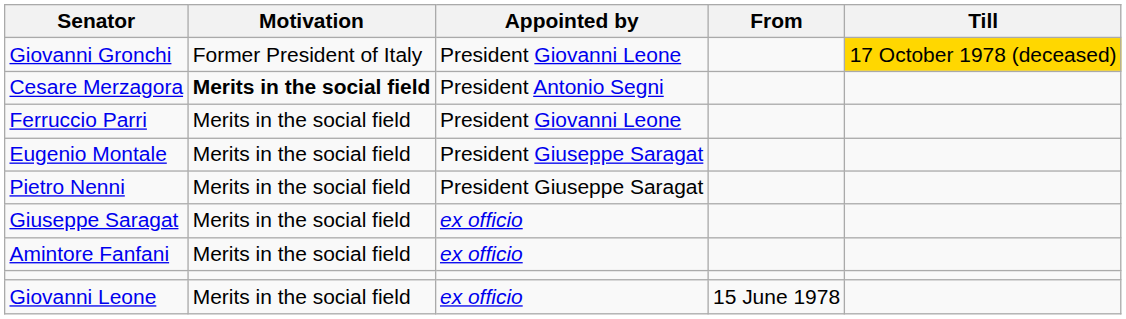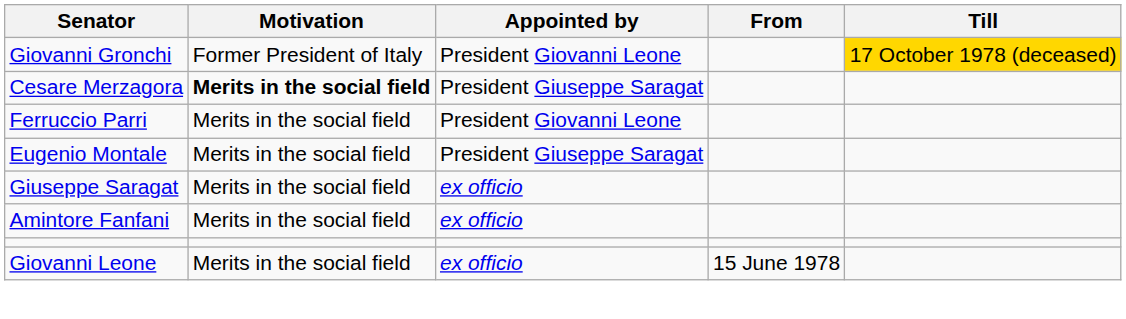(552, 87) President Antonio Segni -> (572, 87) President Giuseppe Saragat
- row: (67, 187)
